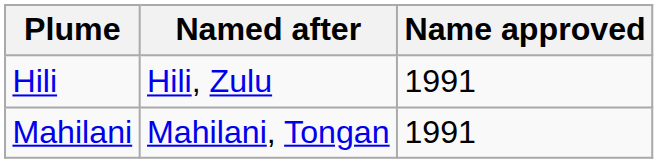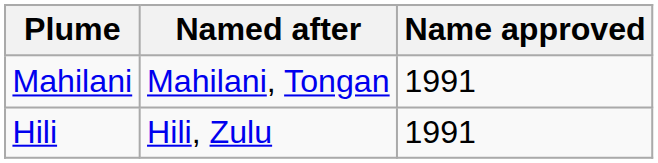rows swapped: (35, 81) <-> (72, 132)
